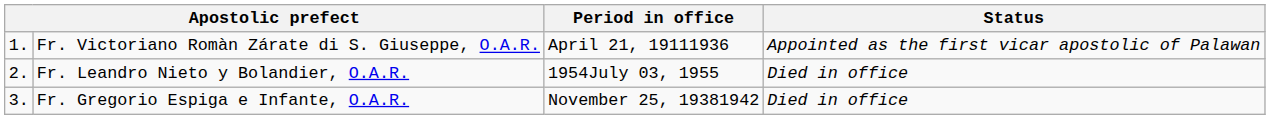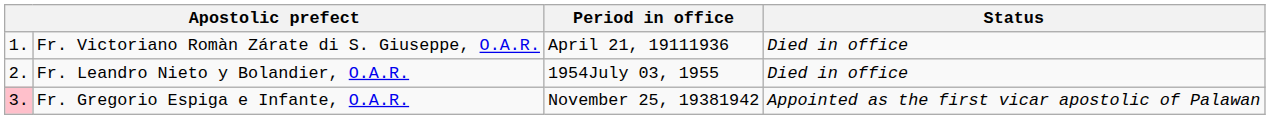(1014, 46) Appointed as the first vicar apostolic of Palawan -> (838, 46) Died in office
(19, 100) no background -> (19, 100) pink background
(838, 100) Died in office -> (1014, 100) Appointed as the first vicar apostolic of Palawan
